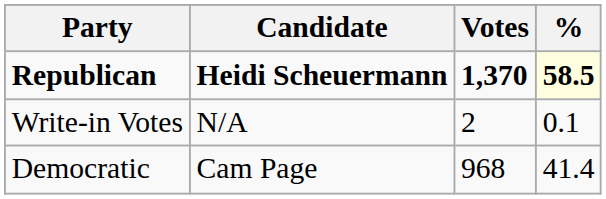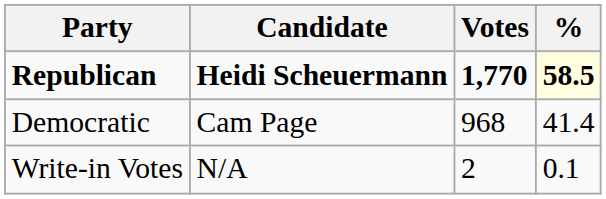(494, 74) 1,370 -> (494, 74) 1,770
rows swapped: (81, 168) <-> (97, 121)
